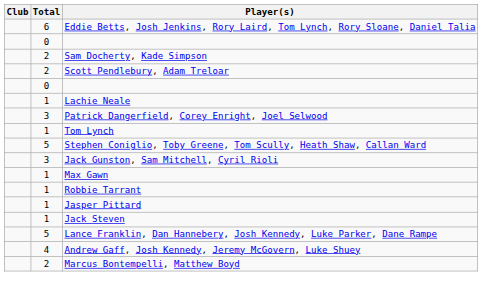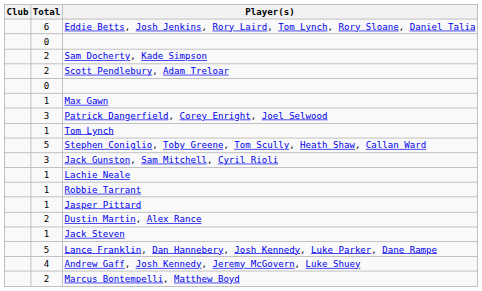rows swapped: (46, 101) <-> (46, 175)
+ row: (46, 219)
